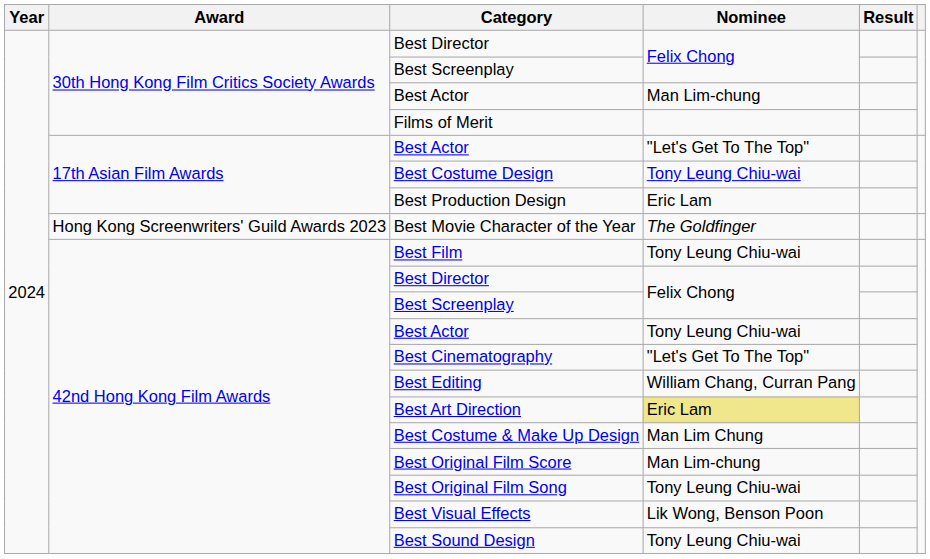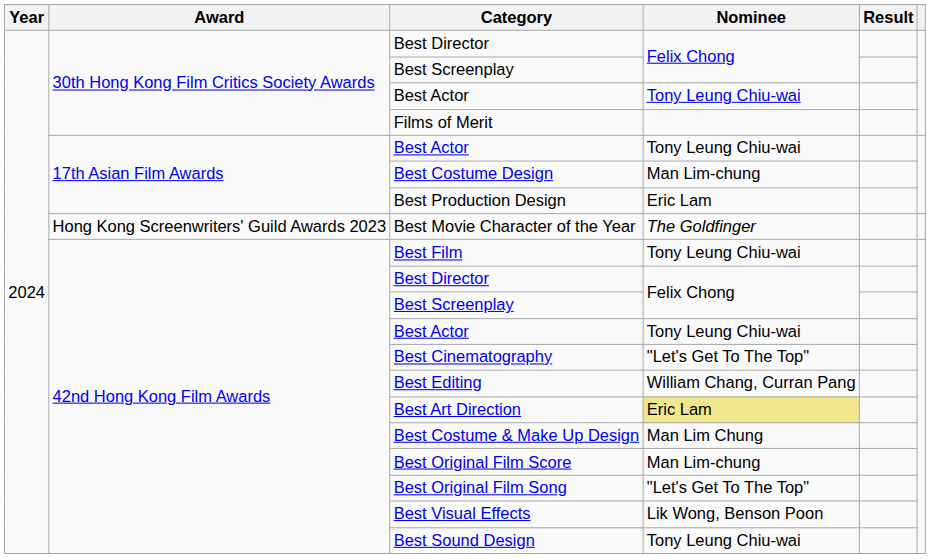(704, 95) Man Lim-chung -> (724, 95) Tony Leung Chiu-wai
(728, 148) "Let's Get To The Top" -> (724, 148) Tony Leung Chiu-wai
(724, 174) Tony Leung Chiu-wai -> (704, 174) Man Lim-chung
(724, 488) Tony Leung Chiu-wai -> (728, 488) "Let's Get To The Top"
